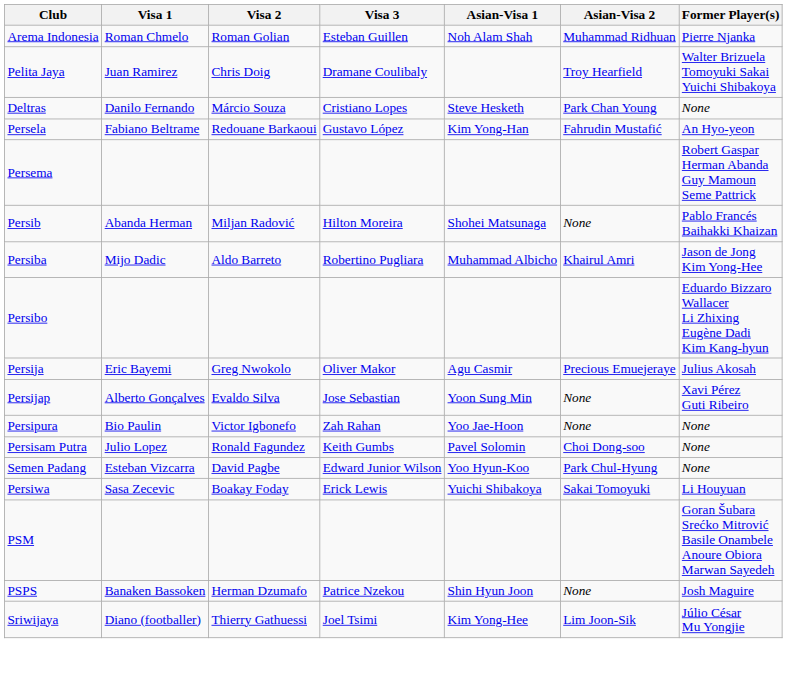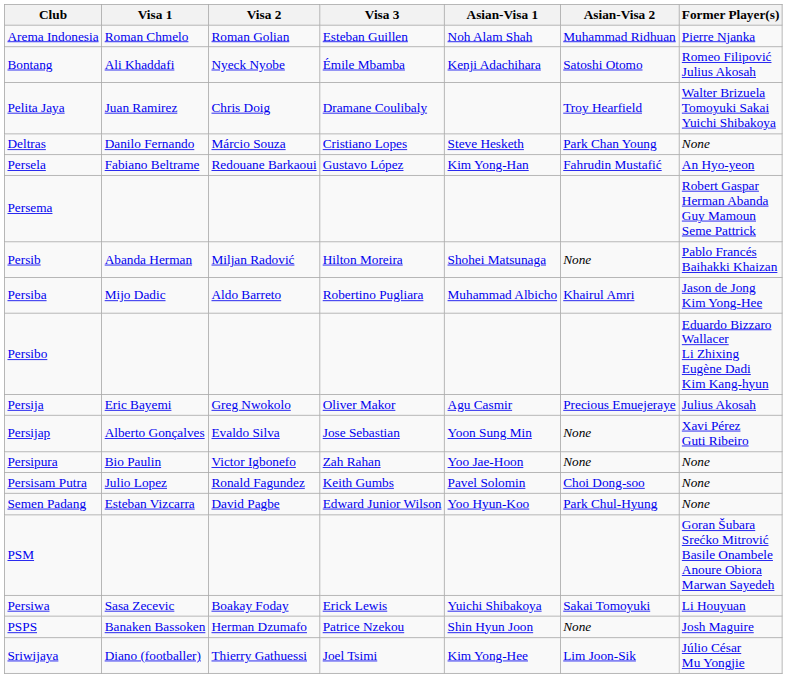+ row: (30, 64)
rows swapped: (28, 489) <-> (21, 540)
